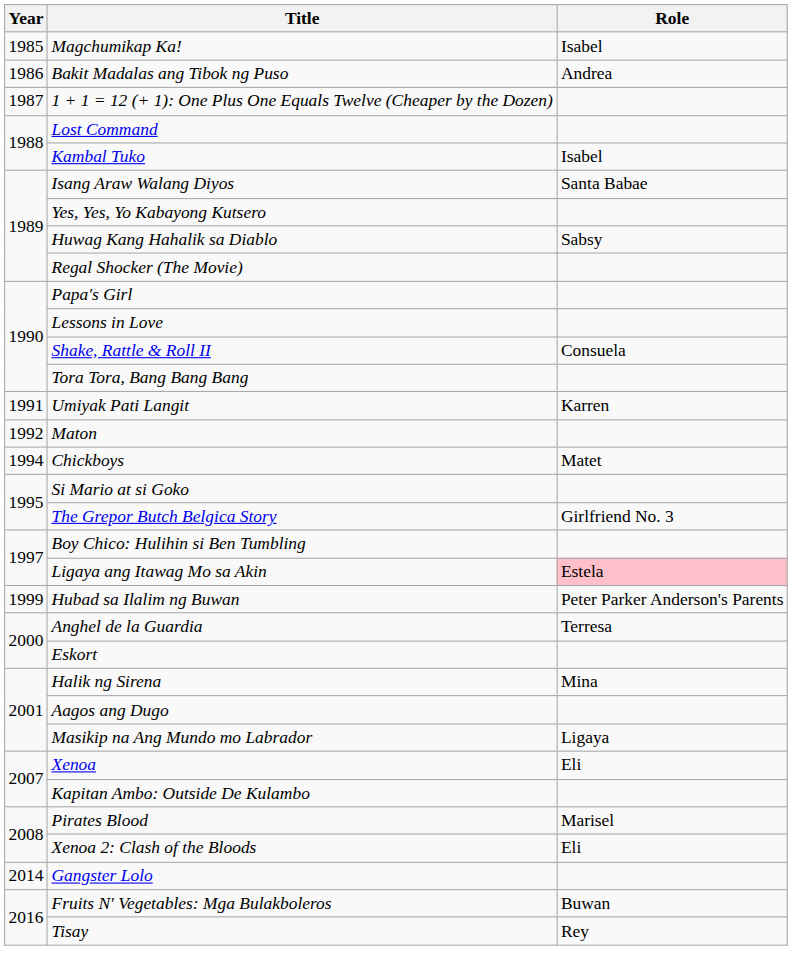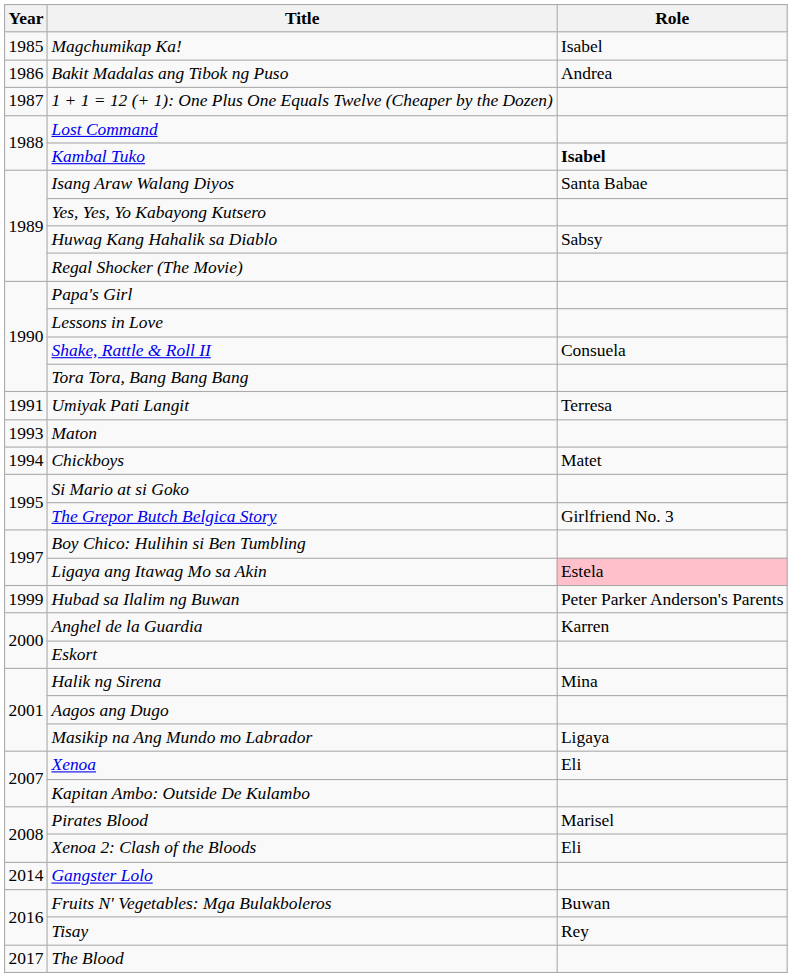(582, 156) normal -> (583, 156) bold
(585, 405) Karren -> (586, 405) Terresa
(26, 433) 1992 -> (26, 433) 1993
(586, 626) Terresa -> (585, 626) Karren
+ row: (88, 958)
